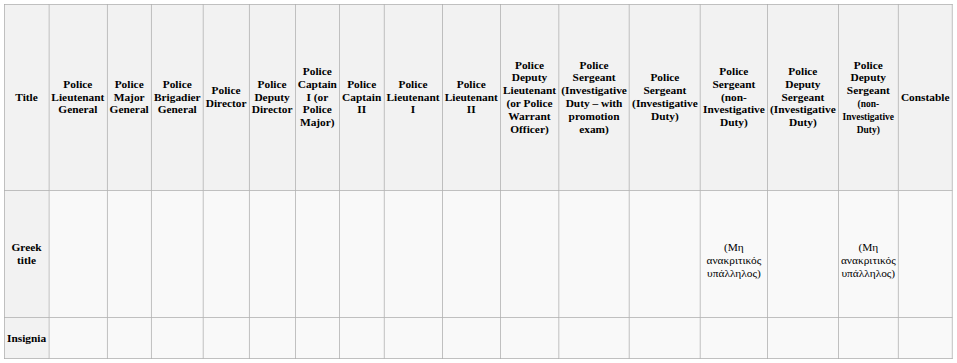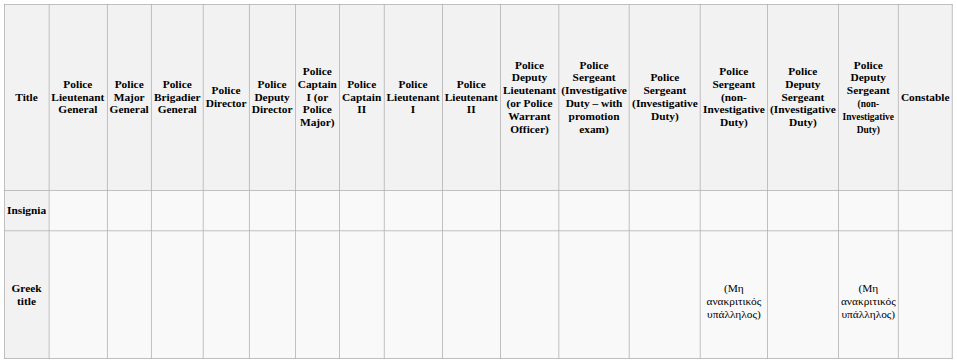rows swapped: (27, 254) <-> (27, 338)
